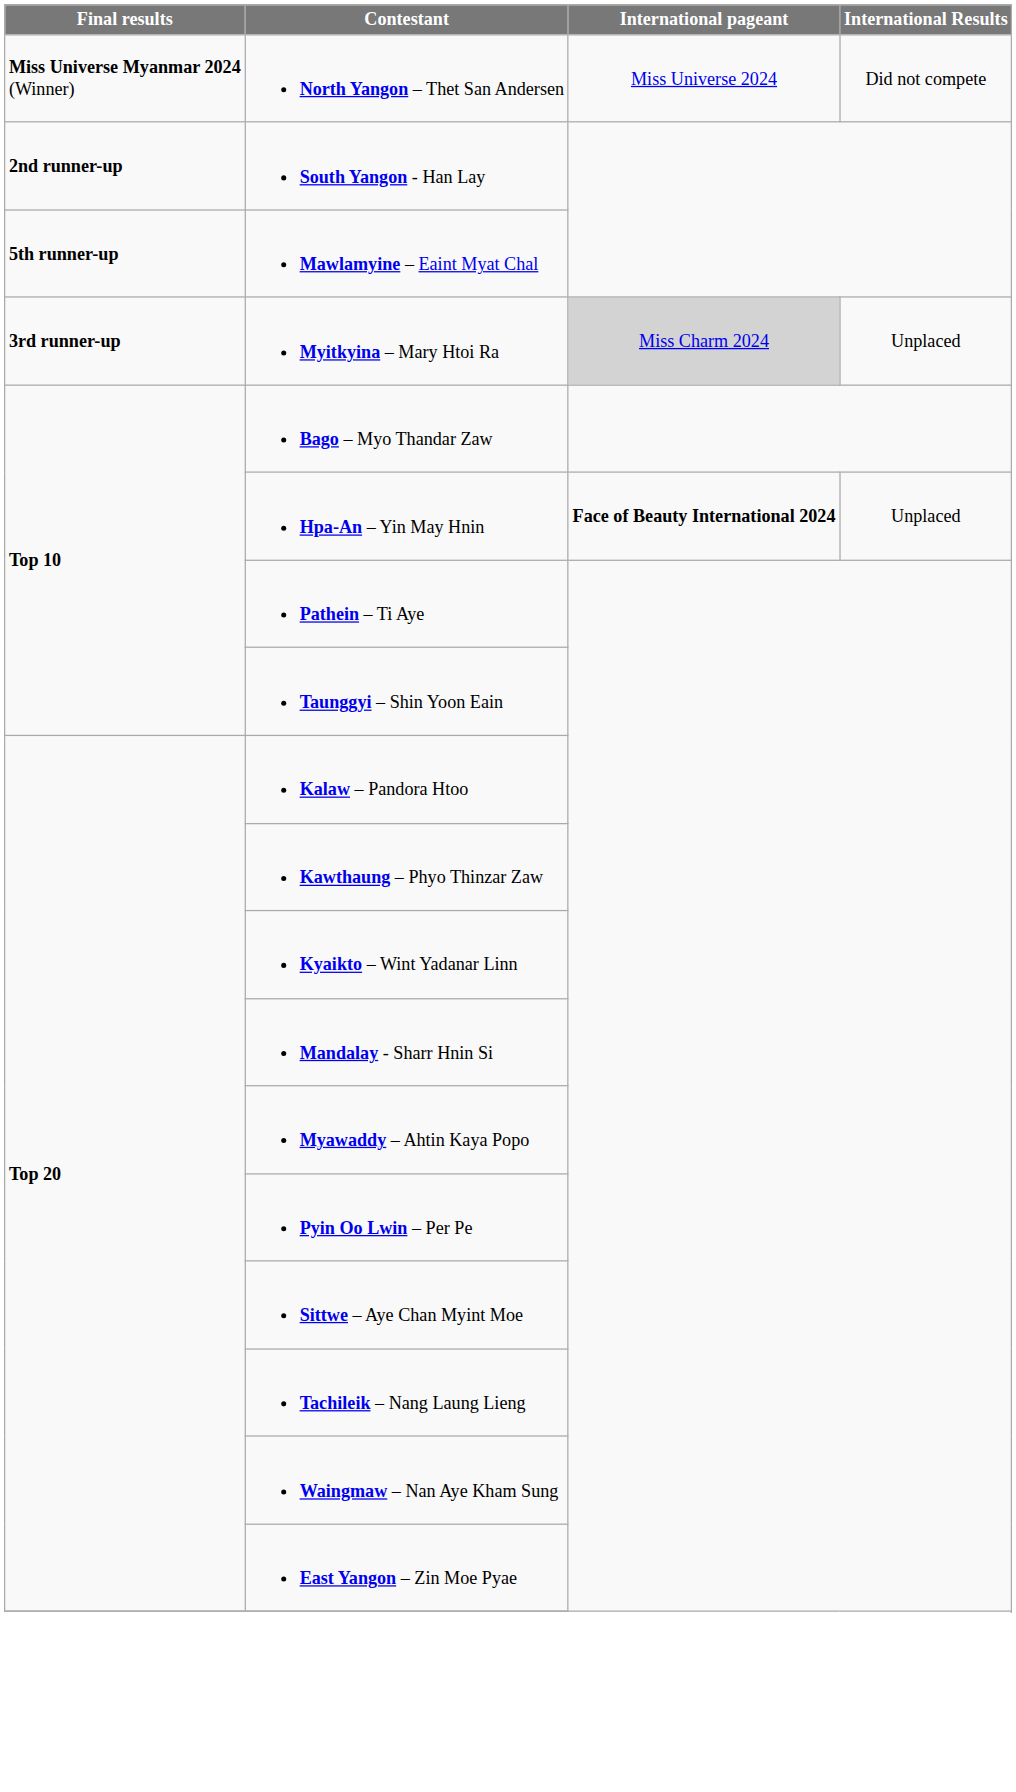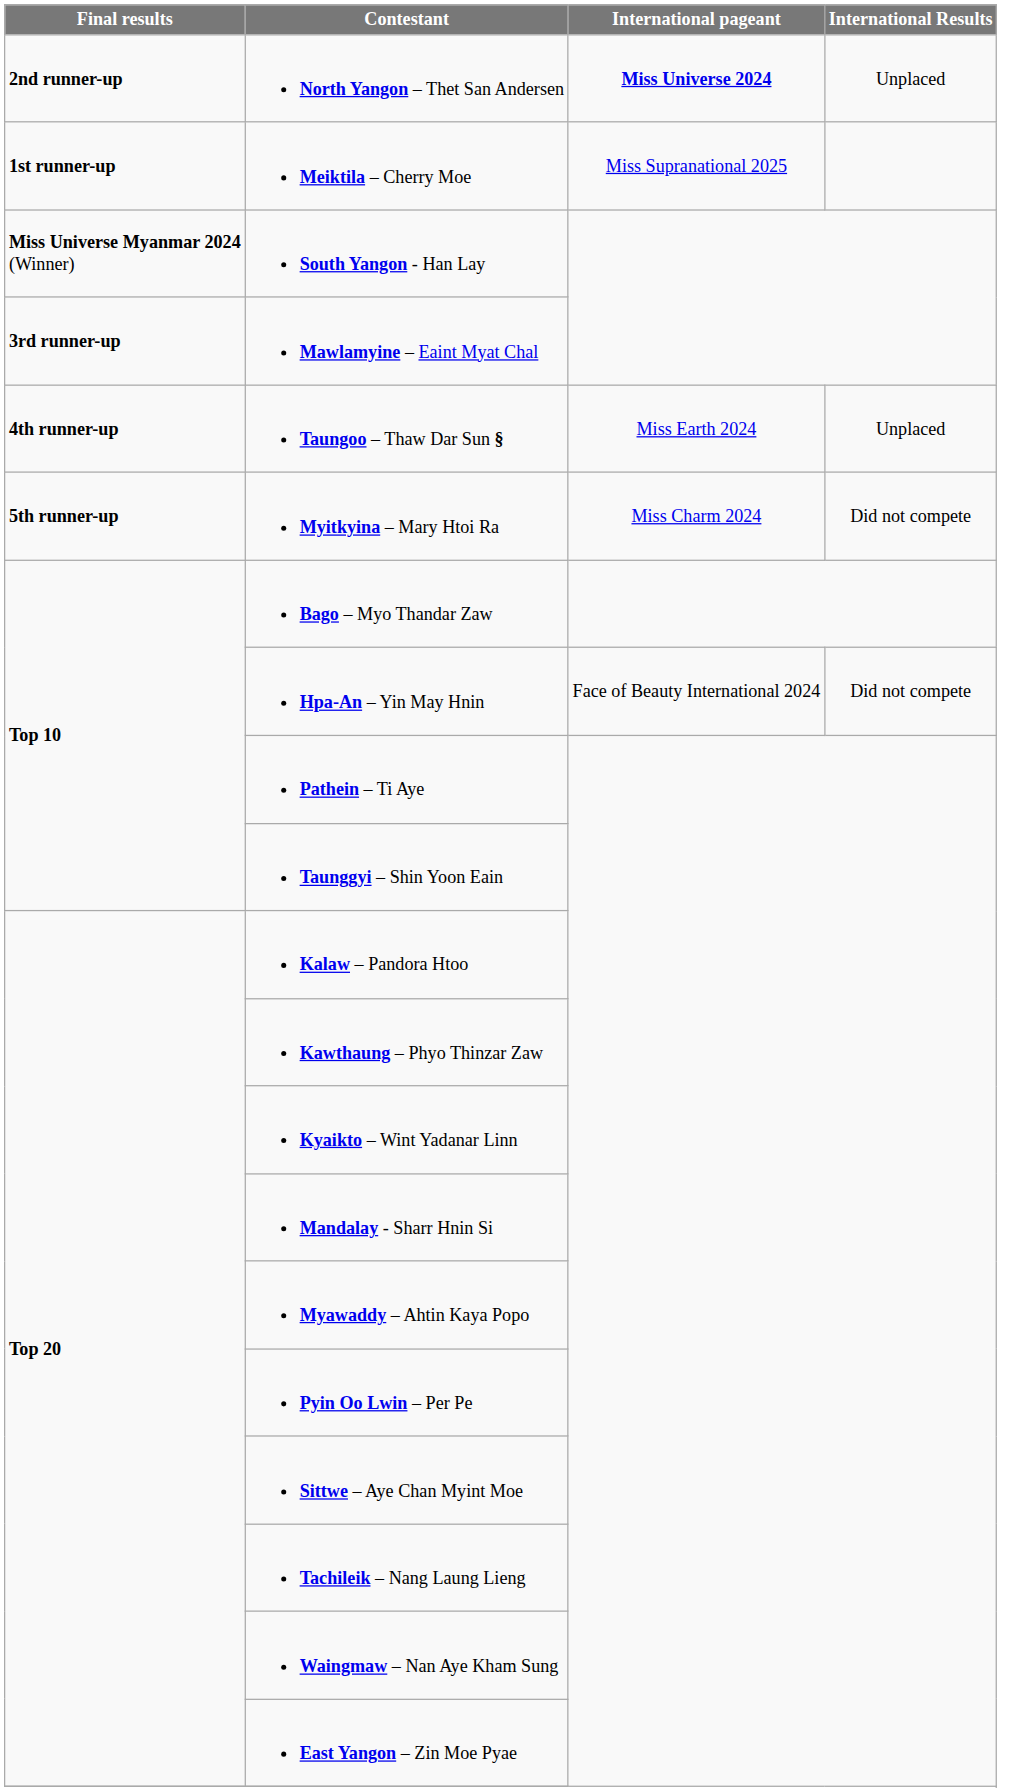(125, 78) Miss Universe Myanmar 2024 (Winner) -> (66, 78) 2nd runner-up
(704, 78) normal -> (696, 78) bold
(926, 78) Did not compete -> (911, 78) Unplaced
+ row: (407, 177)
(66, 166) 2nd runner-up -> (125, 253) Miss Universe Myanmar 2024 (Winner)
(64, 253) 5th runner-up -> (65, 341) 3rd runner-up
+ row: (407, 440)
(65, 341) 3rd runner-up -> (64, 516) 5th runner-up
(704, 341) lightgrey background -> (696, 516) no background
(926, 341) Unplaced -> (911, 516) Did not compete
(704, 516) bold -> (696, 691) normal
(926, 516) Unplaced -> (911, 691) Did not compete
